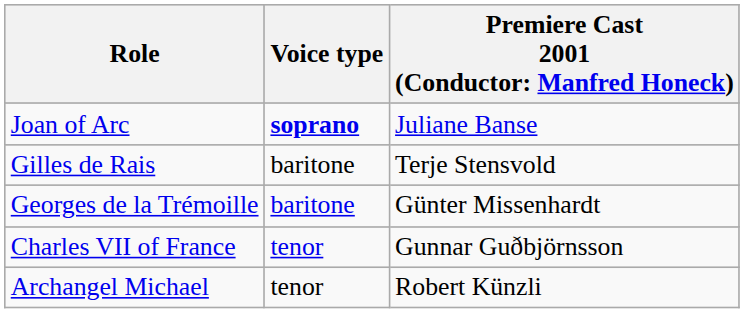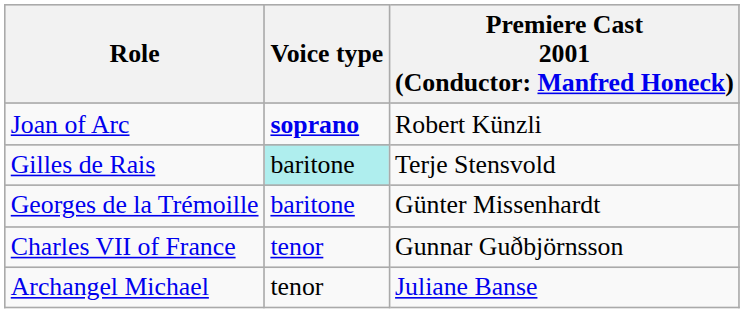(466, 123) Juliane Banse -> (468, 123) Robert Künzli
(313, 164) no background -> (313, 164) paleturquoise background
(468, 287) Robert Künzli -> (466, 287) Juliane Banse
